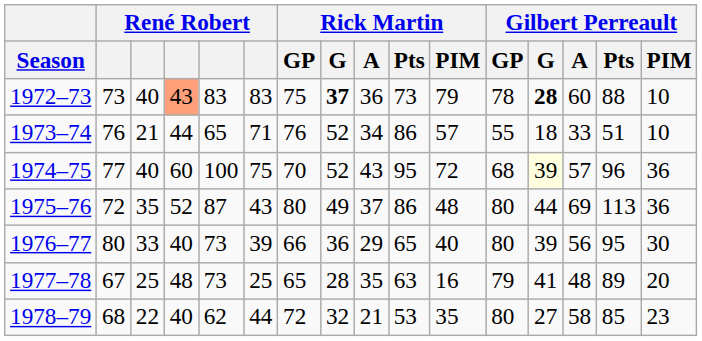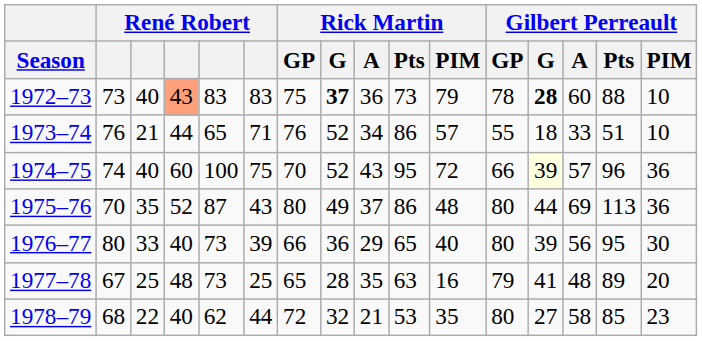(114, 170) 77 -> (114, 170) 74
(503, 170) 68 -> (503, 170) 66
(114, 206) 72 -> (114, 206) 70
